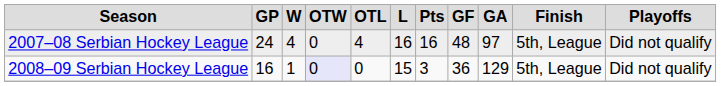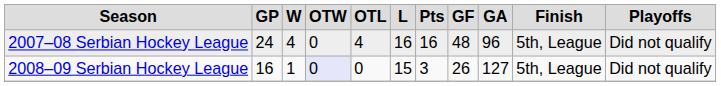(491, 42) 97 -> (491, 42) 96
(461, 68) 36 -> (461, 68) 26
(495, 68) 129 -> (495, 68) 127
